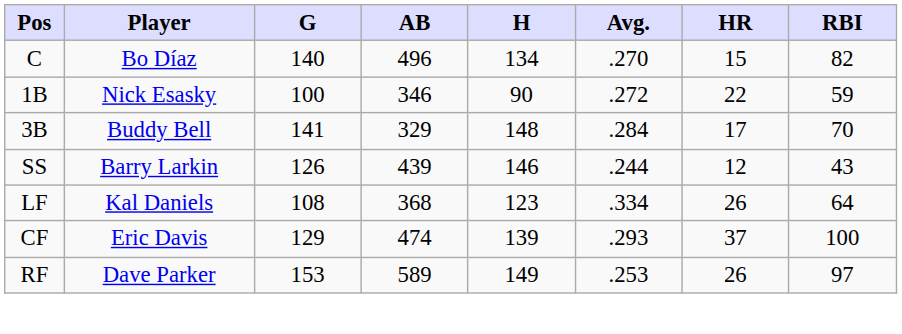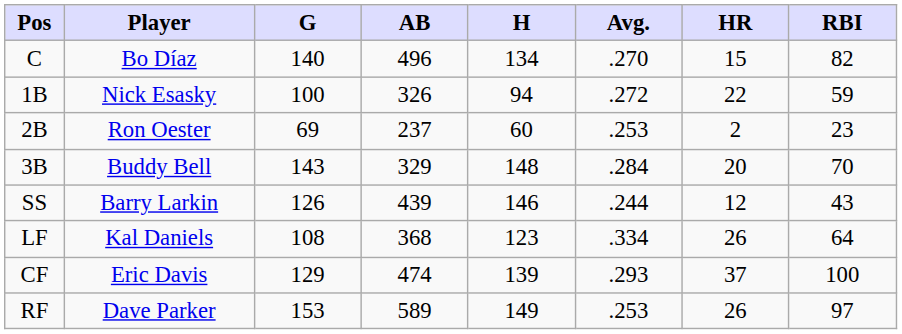(415, 94) 346 -> (415, 94) 326
(521, 94) 90 -> (521, 94) 94
+ row: (34, 130)
(308, 130) 141 -> (308, 166) 143
(735, 130) 17 -> (735, 166) 20
